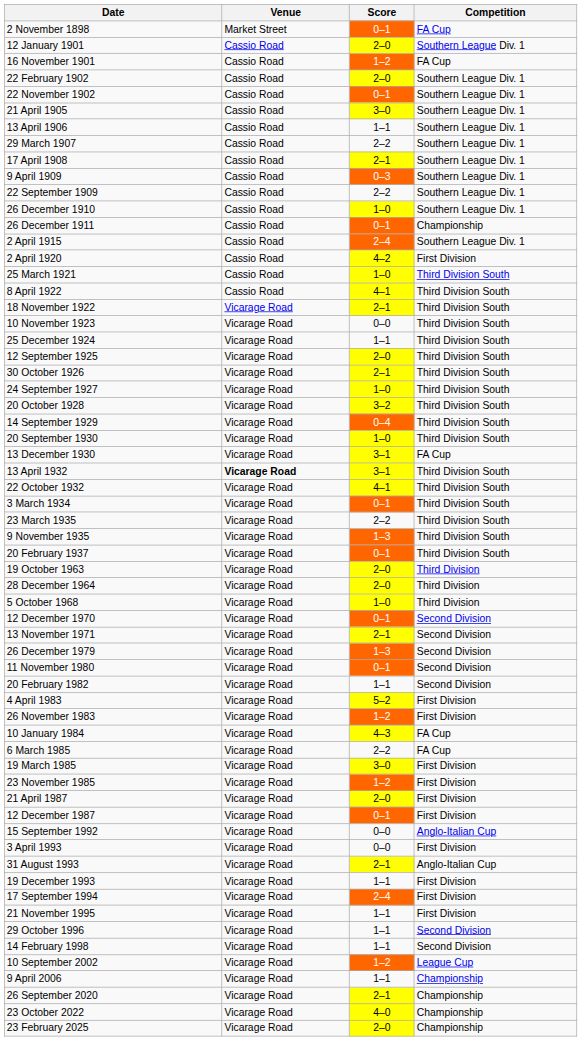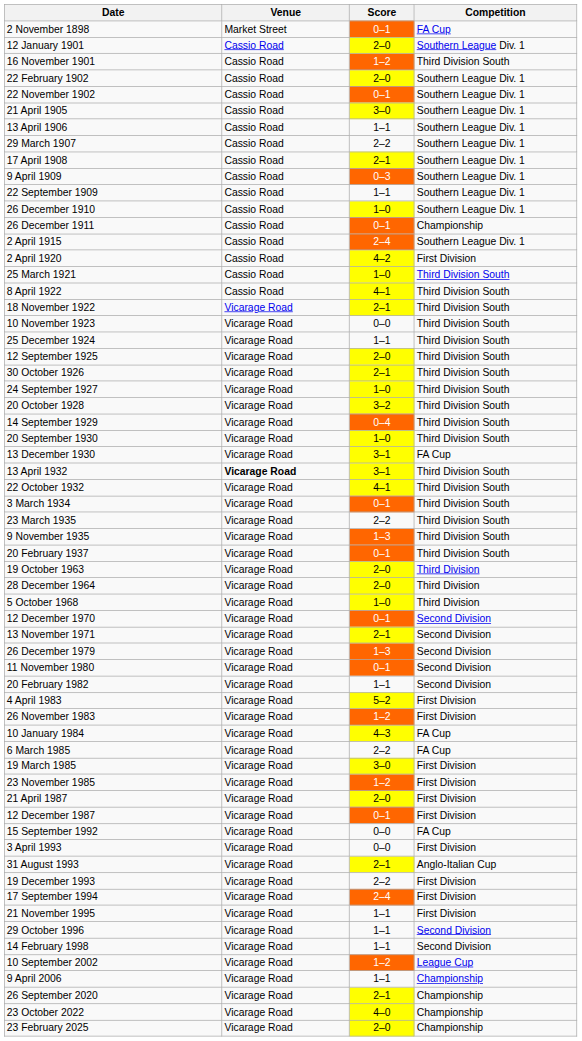(434, 62) FA Cup -> (463, 62) Third Division South
(382, 193) 2–2 -> (382, 193) 1–1
(456, 832) Anglo-Italian Cup -> (434, 832) FA Cup
(382, 881) 1–1 -> (382, 881) 2–2
